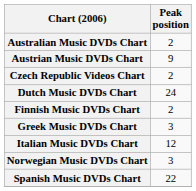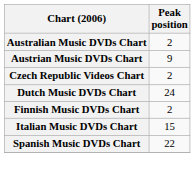- row: (77, 127)
(171, 144) 12 -> (170, 127) 15
- row: (77, 161)
